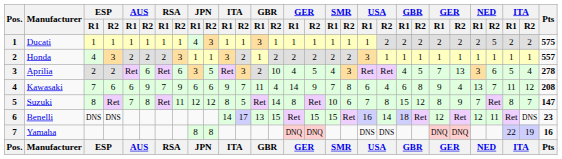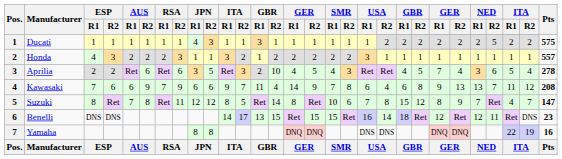(460, 71) 13 -> (460, 71) 4
(460, 86) 4 -> (460, 86) 13
(511, 101) 8 -> (511, 101) 4
